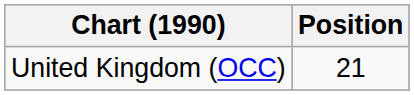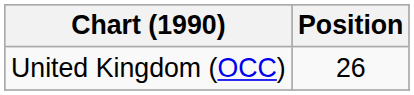(351, 68) 21 -> (351, 68) 26
